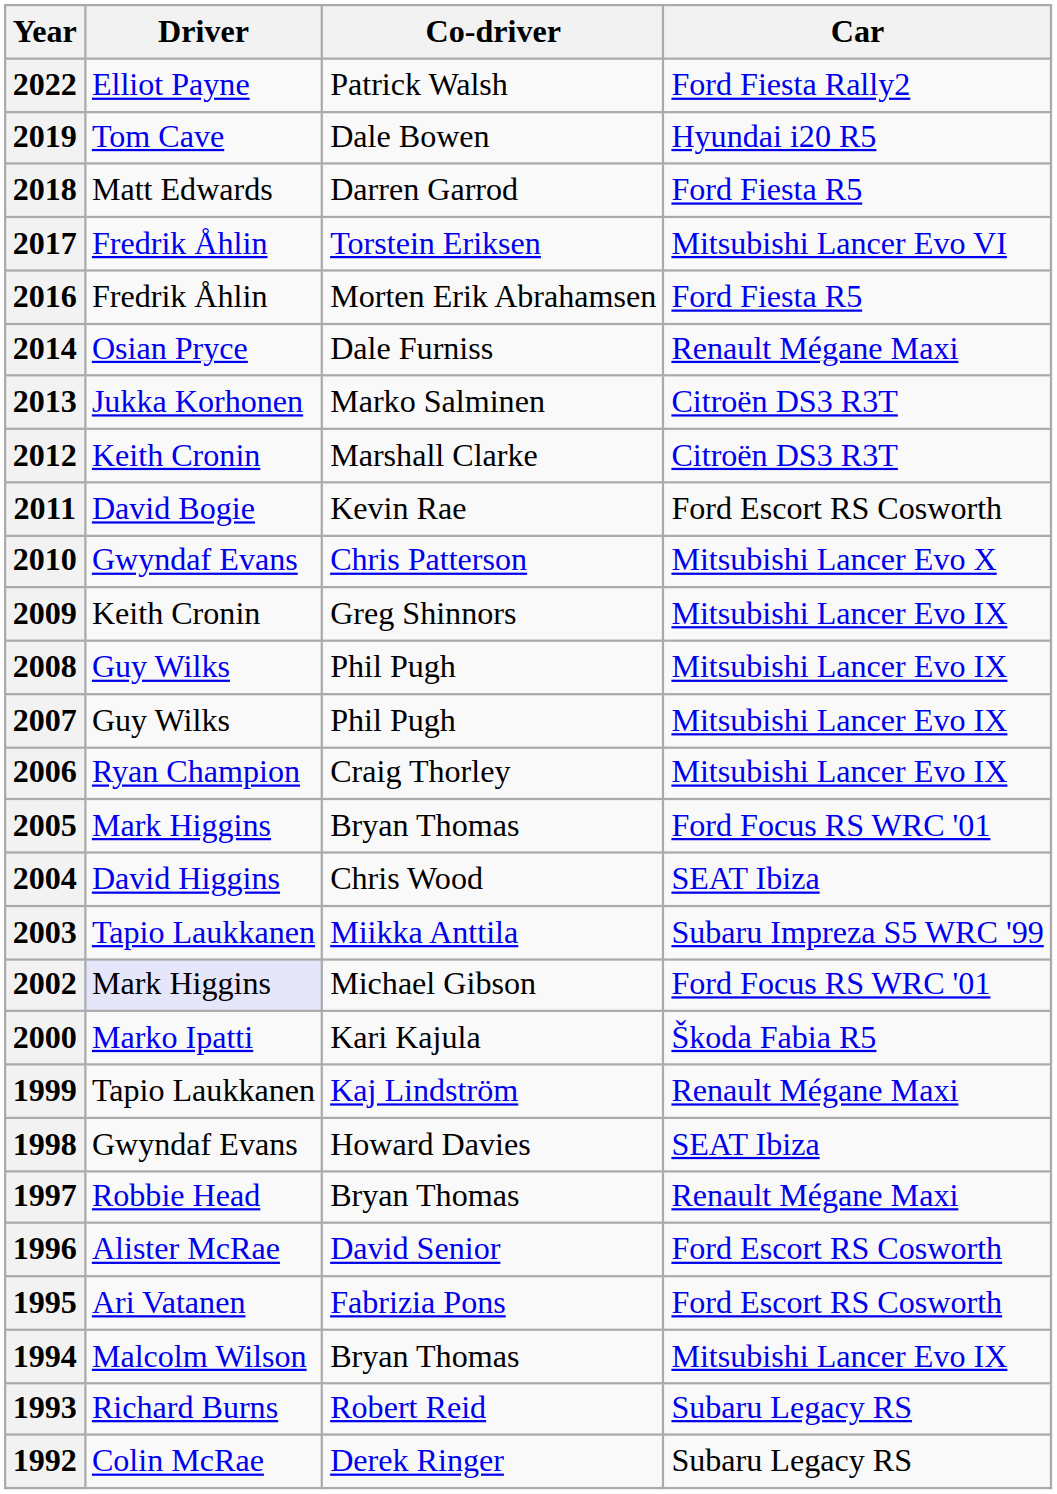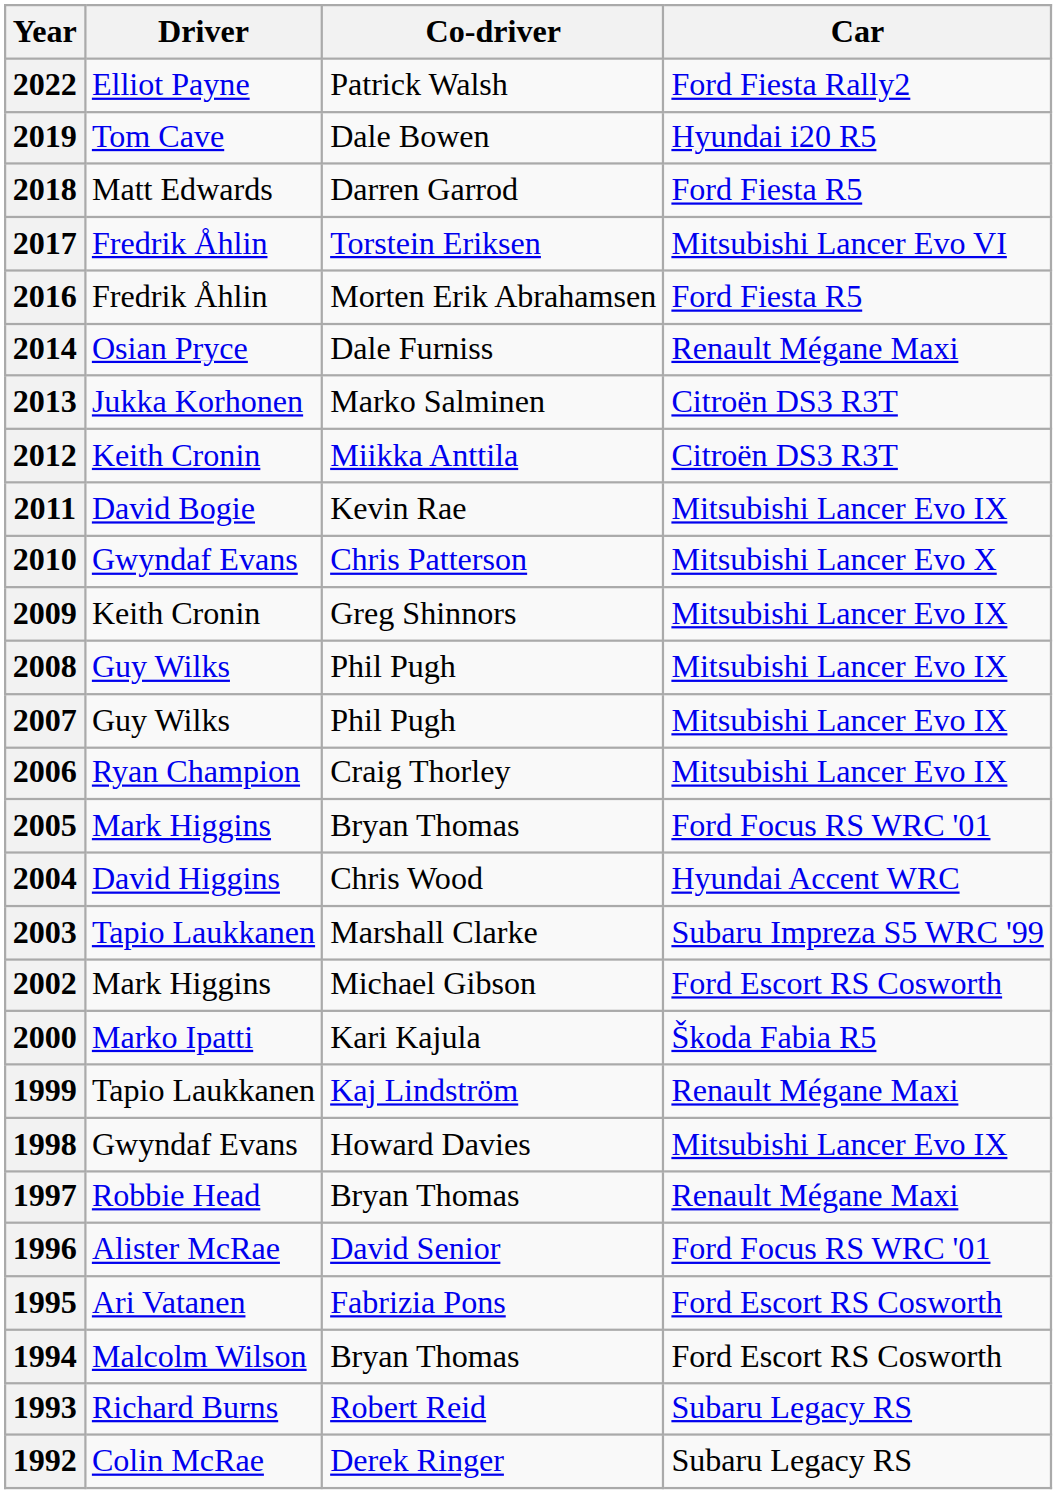(434, 455) Marshall Clarke -> (424, 455) Miikka Anttila
(837, 508) Ford Escort RS Cosworth -> (839, 508) Mitsubishi Lancer Evo IX
(746, 878) SEAT Ibiza -> (815, 878) Hyundai Accent WRC
(424, 931) Miikka Anttila -> (434, 931) Marshall Clarke
(181, 984) lavender background -> (181, 984) no background
(831, 984) Ford Focus RS WRC '01 -> (837, 984) Ford Escort RS Cosworth
(746, 1143) SEAT Ibiza -> (839, 1143) Mitsubishi Lancer Evo IX
(837, 1249) Ford Escort RS Cosworth -> (831, 1249) Ford Focus RS WRC '01
(839, 1355) Mitsubishi Lancer Evo IX -> (837, 1355) Ford Escort RS Cosworth
